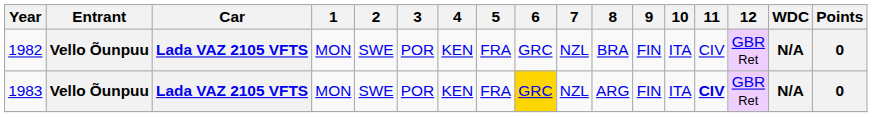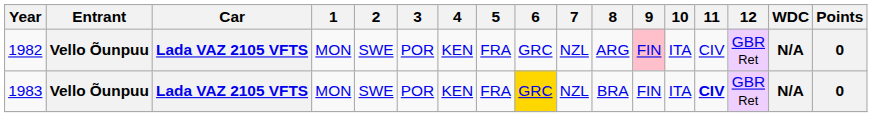(613, 50) BRA -> (613, 50) ARG
(649, 50) no background -> (649, 50) pink background
(613, 91) ARG -> (613, 91) BRA
